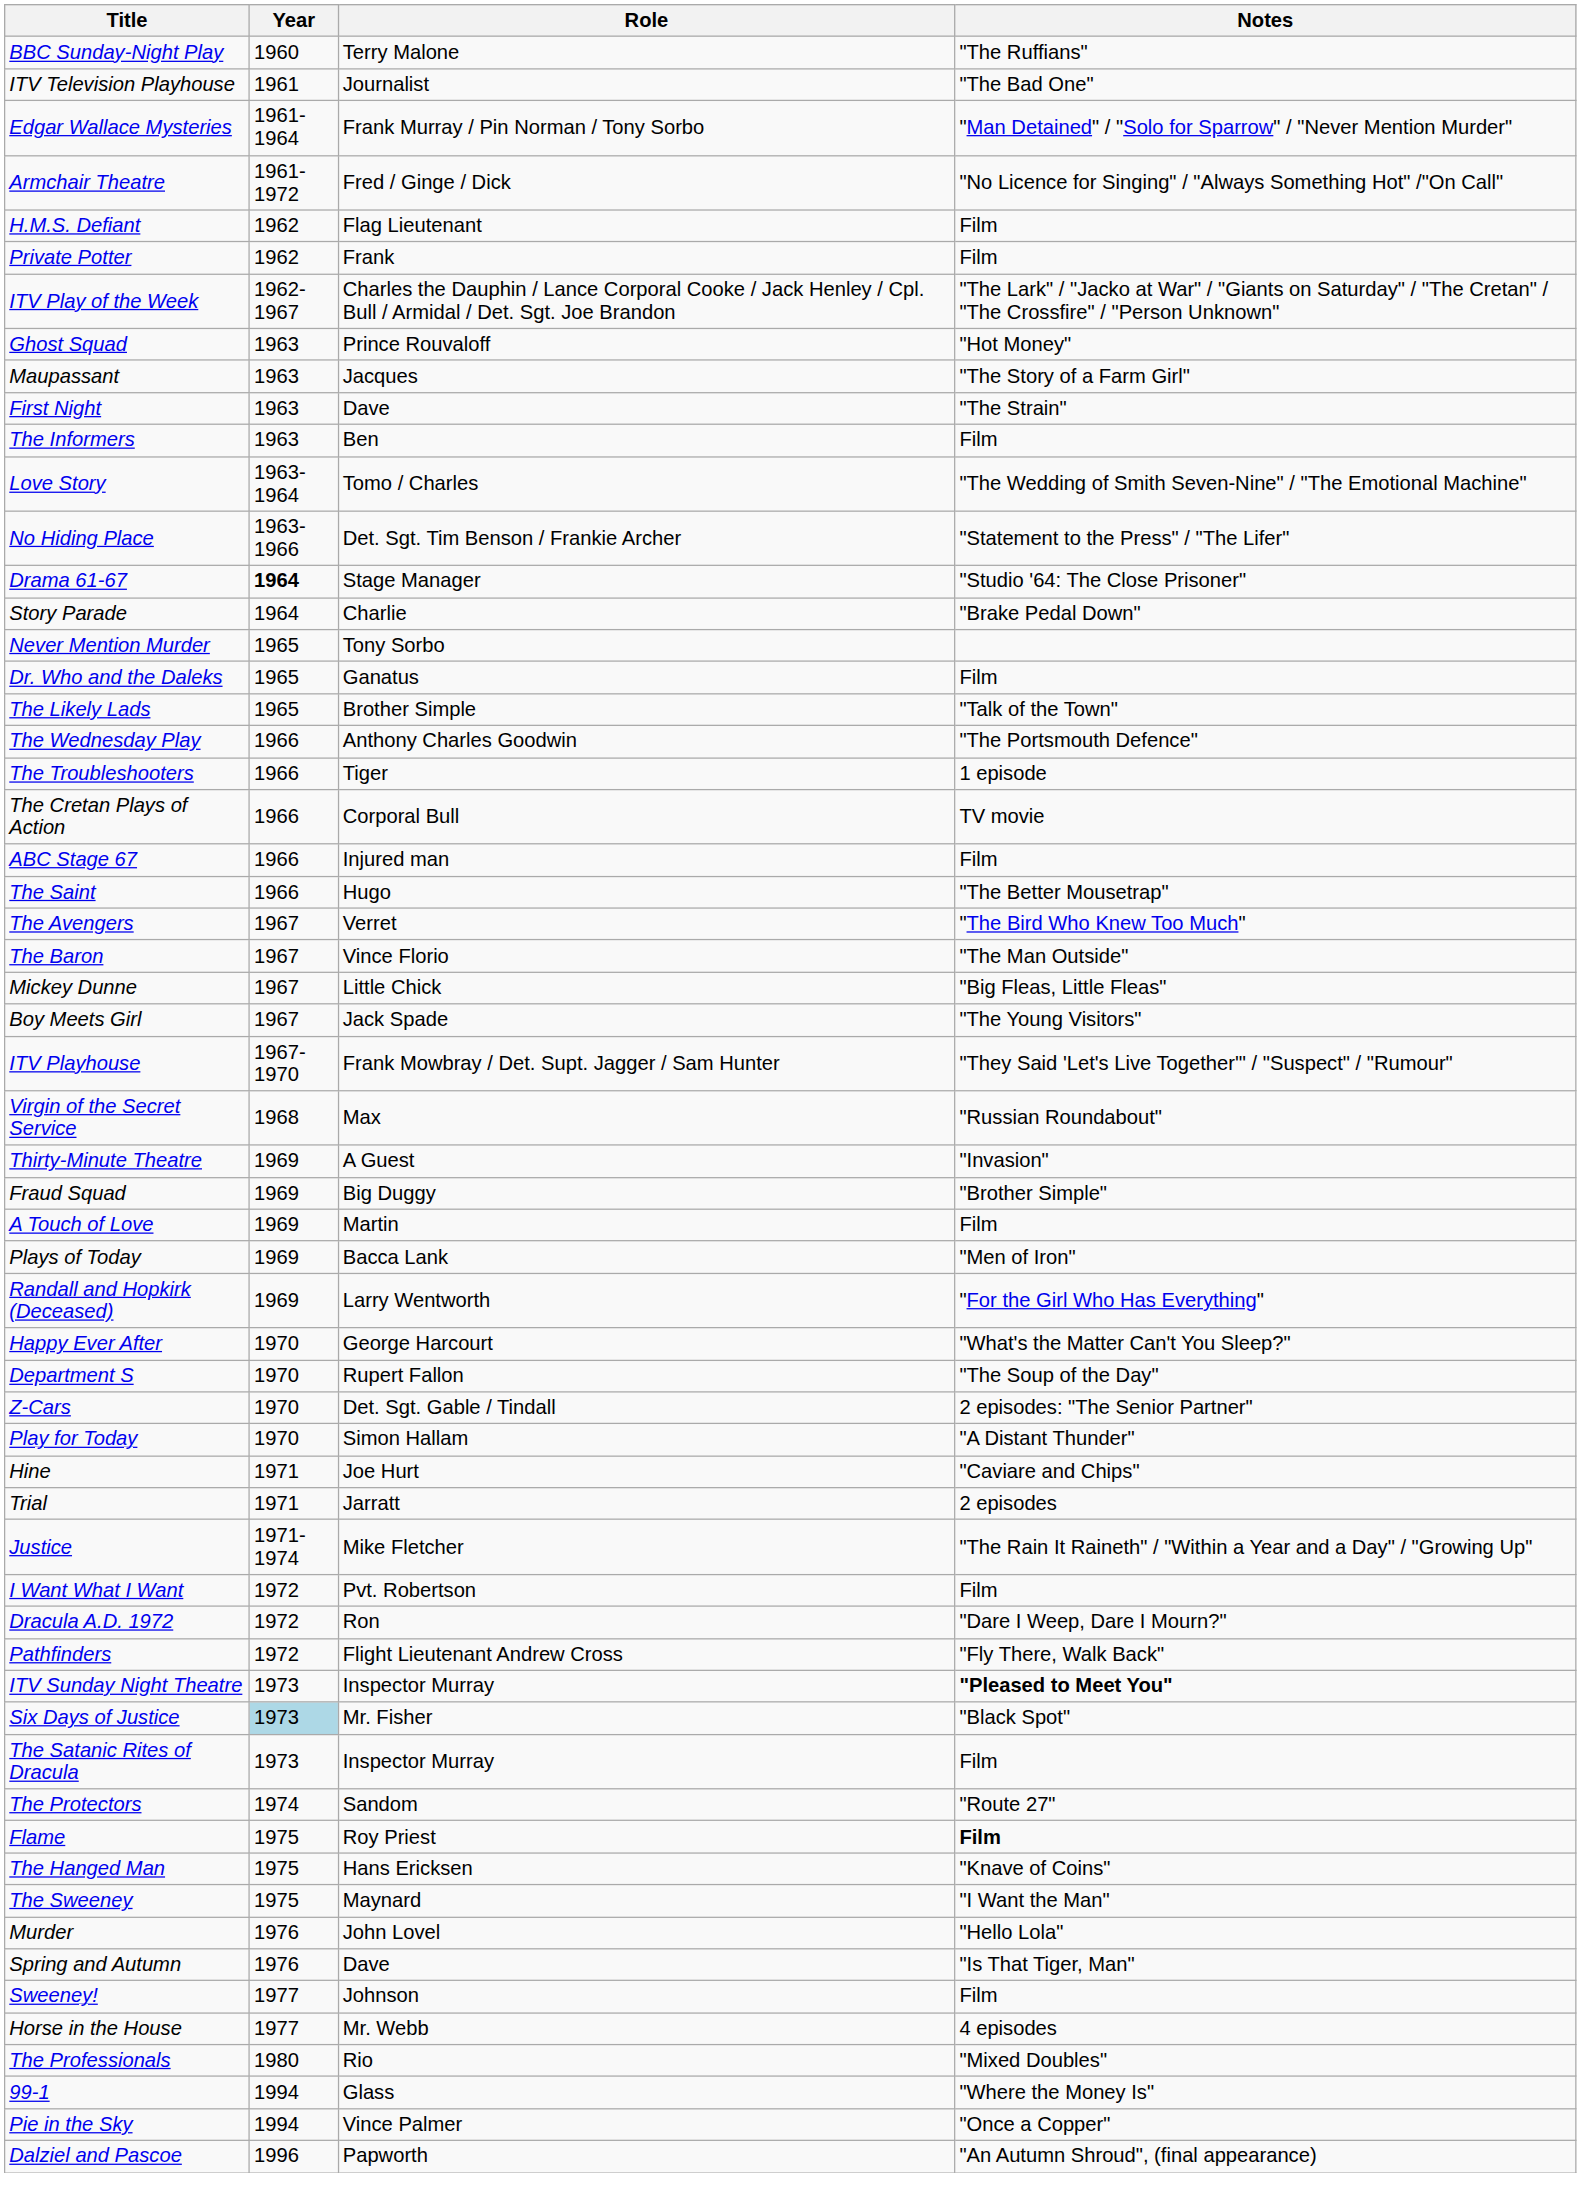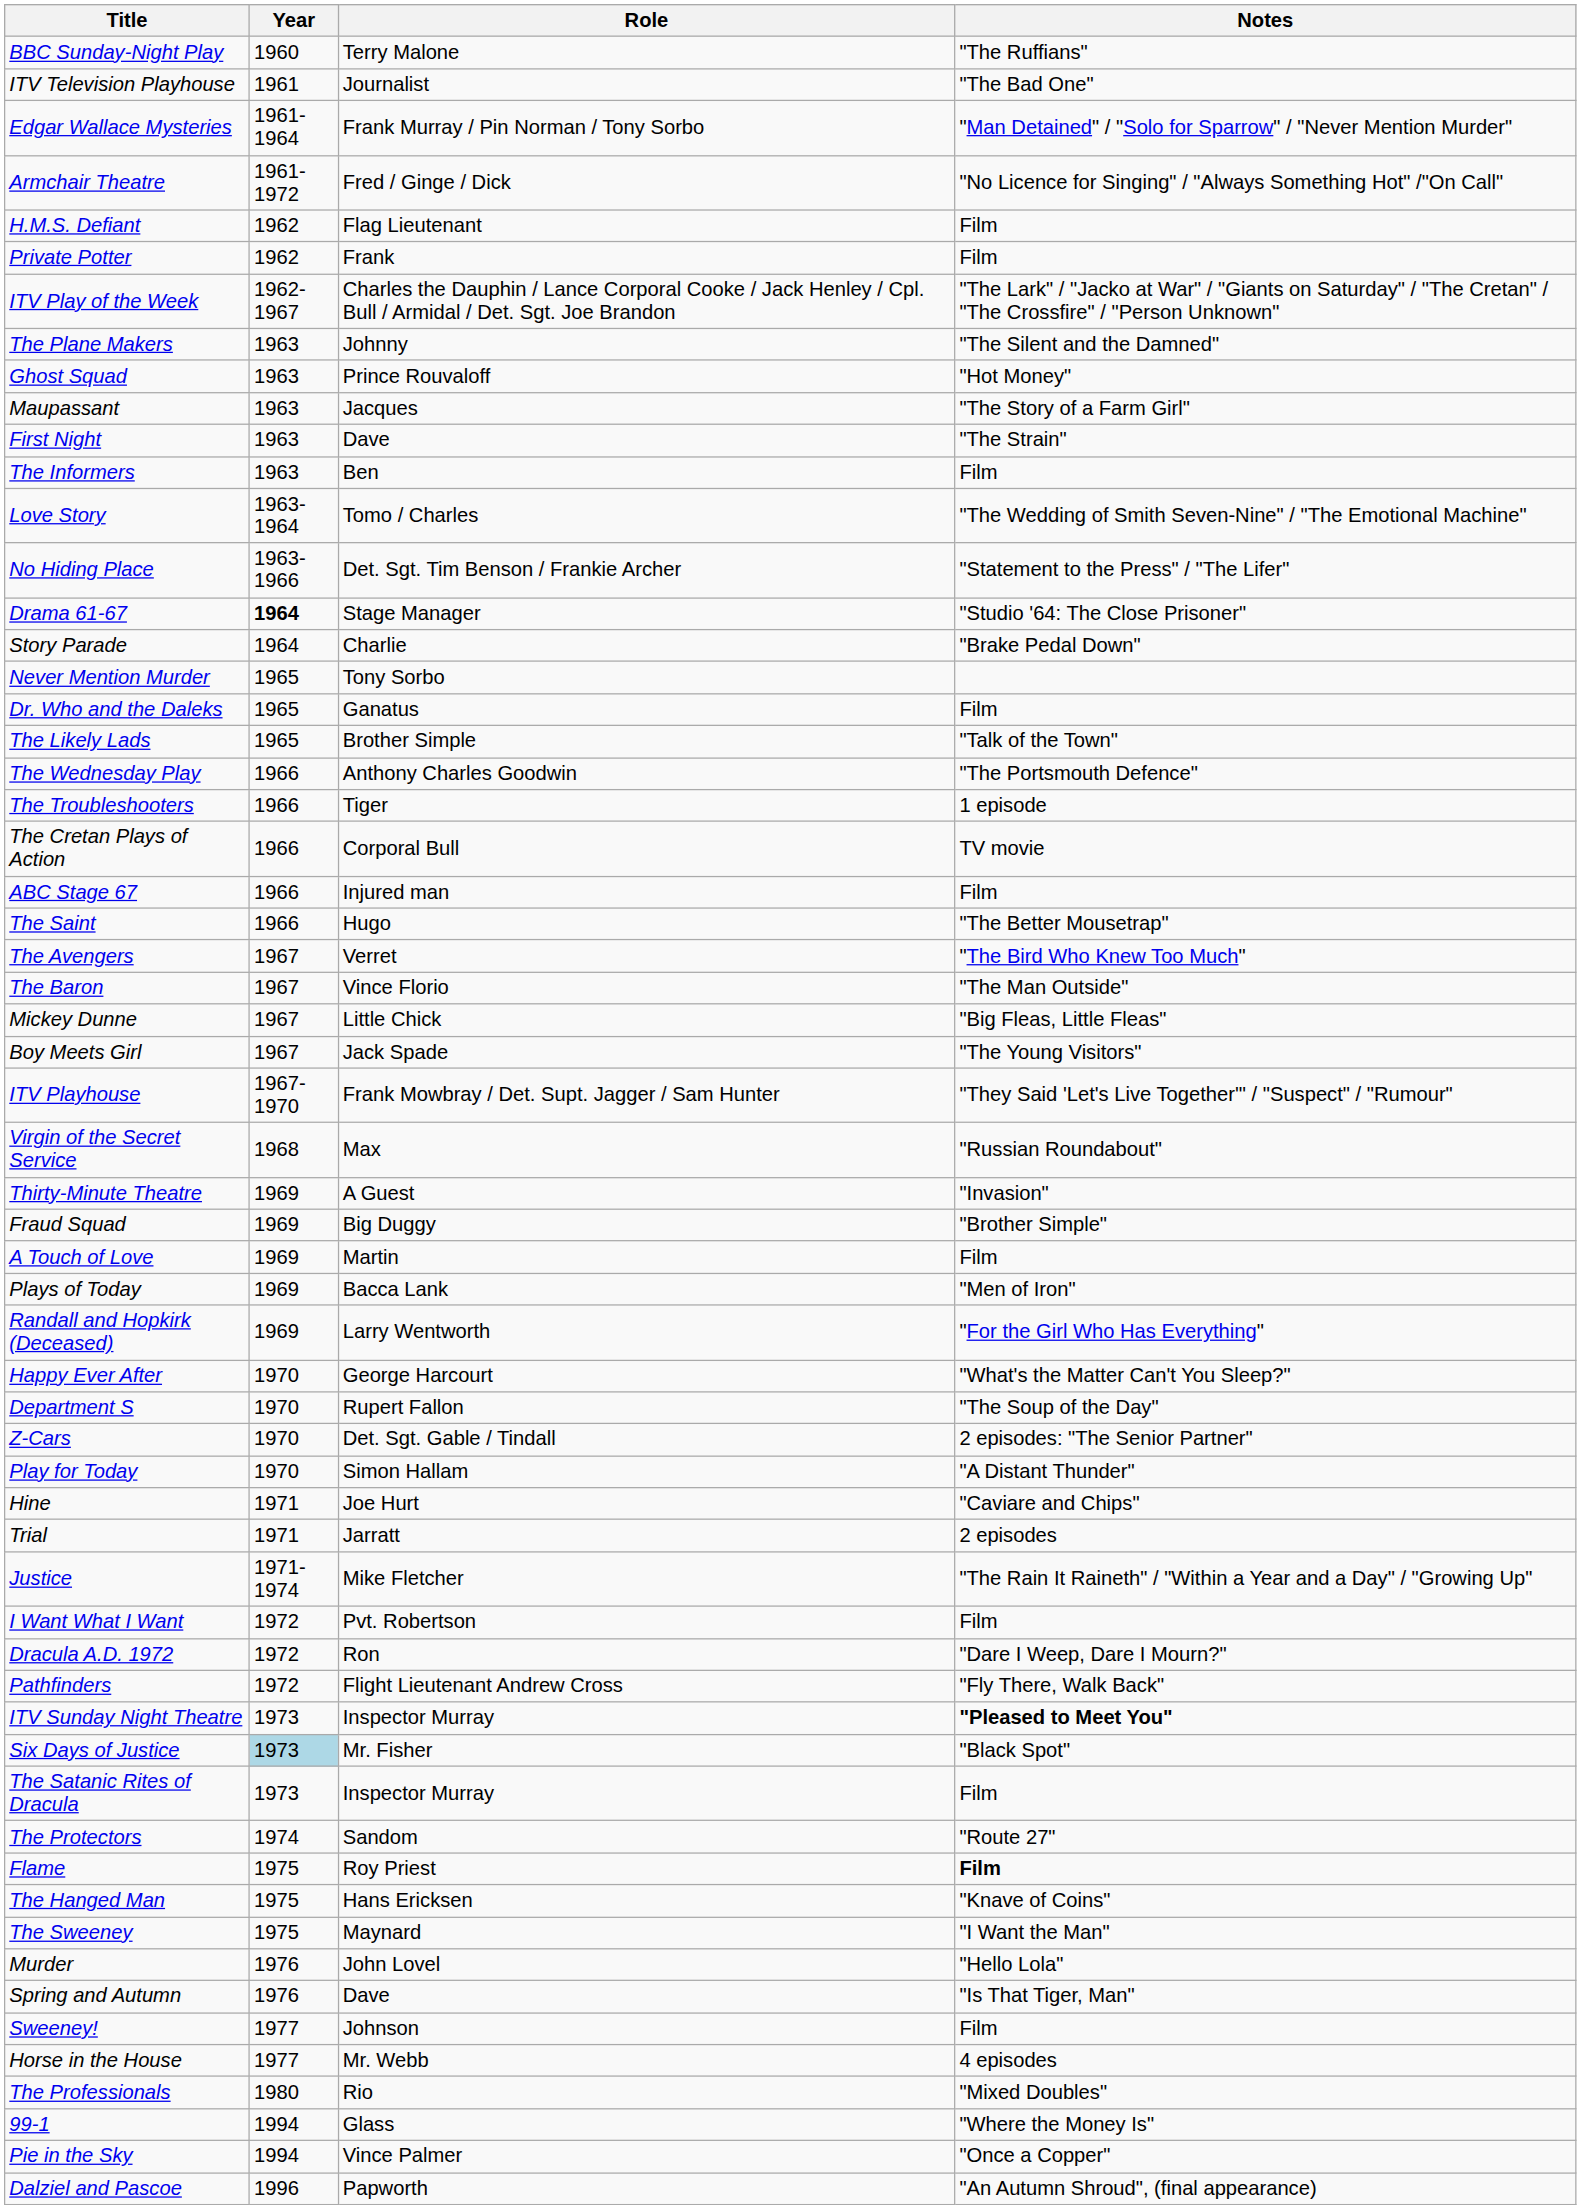+ row: (91, 344)
